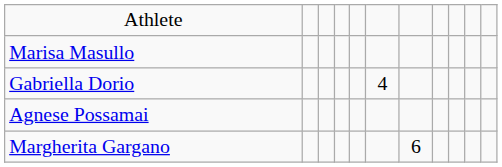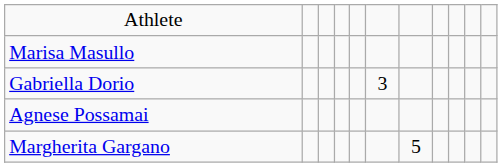(383, 83) 4 -> (383, 83) 3
(416, 146) 6 -> (416, 146) 5
